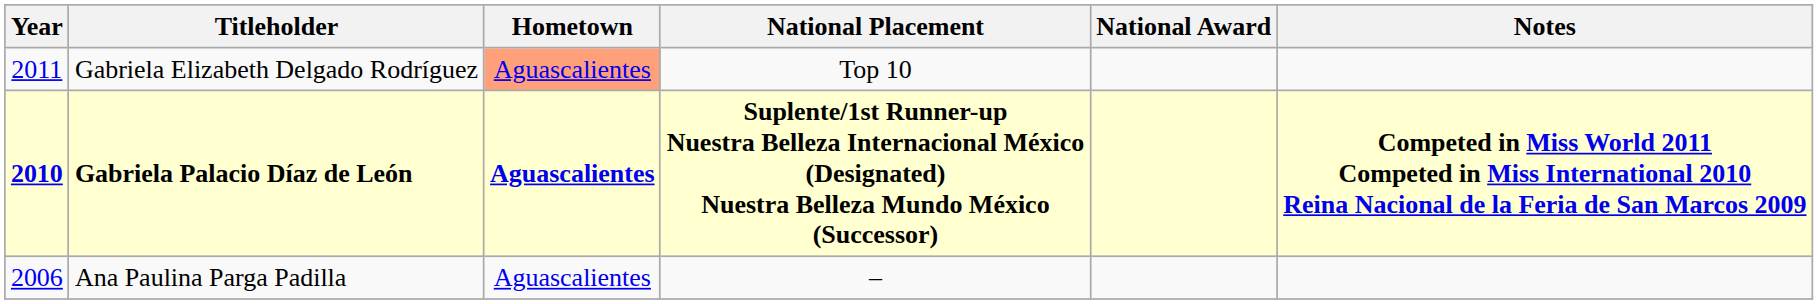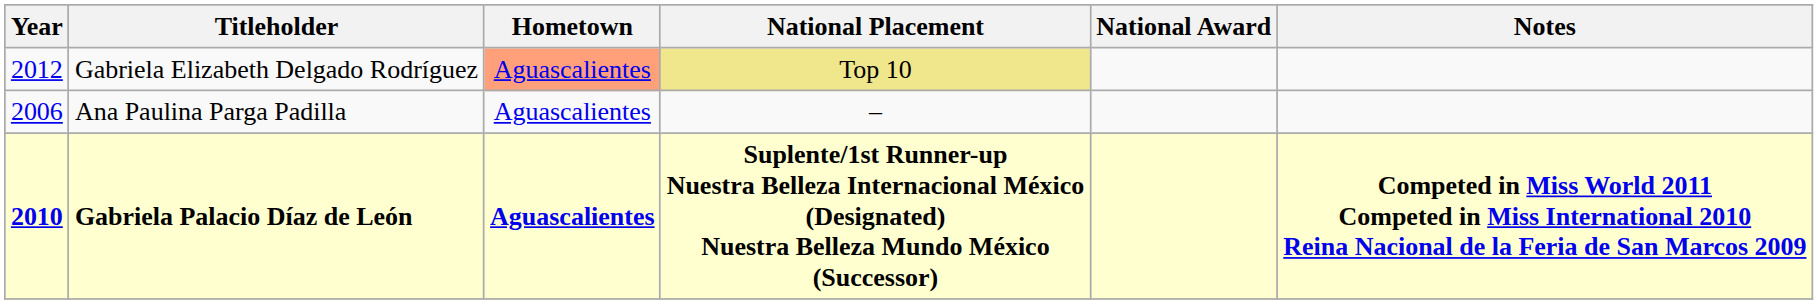(37, 68) 2011 -> (37, 68) 2012
(875, 68) no background -> (875, 68) khaki background
rows swapped: (244, 173) <-> (211, 277)
